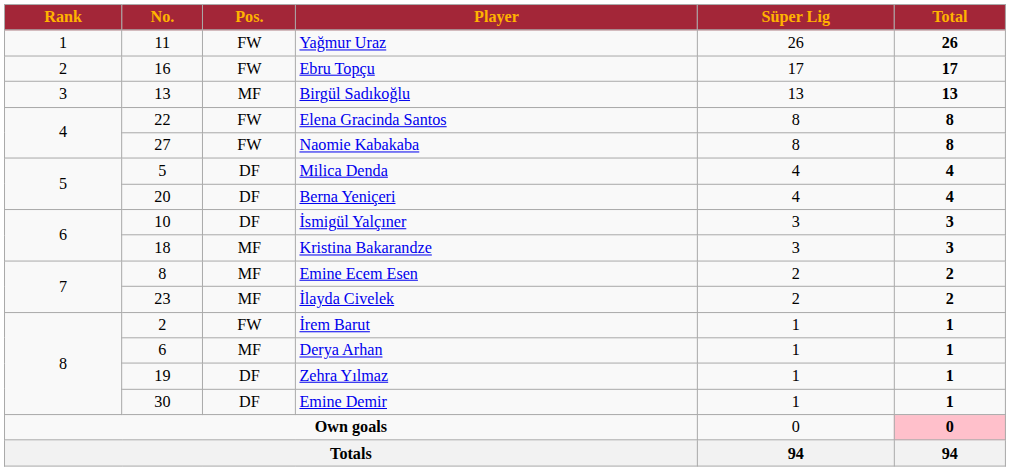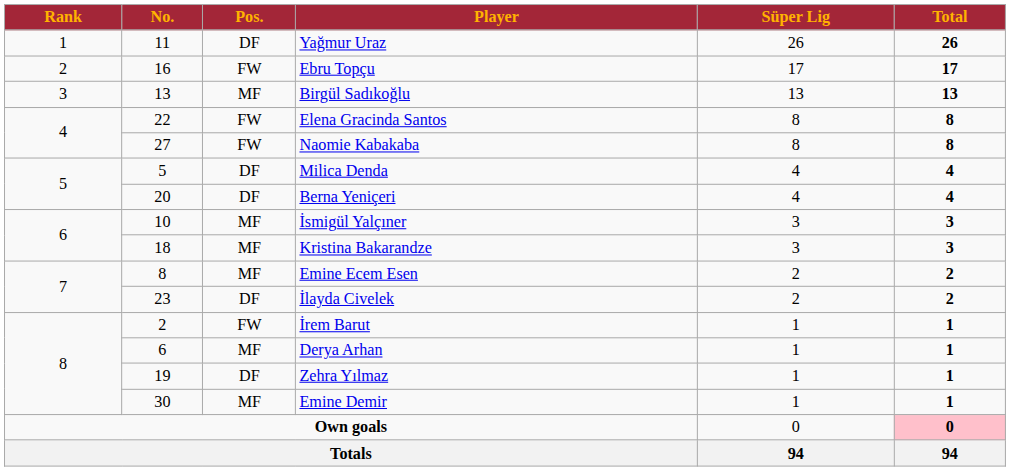(249, 42) FW -> (249, 42) DF
(249, 222) DF -> (249, 222) MF
(249, 299) MF -> (249, 299) DF
(249, 401) DF -> (249, 401) MF
